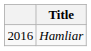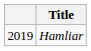(20, 35) 2016 -> (20, 35) 2019
